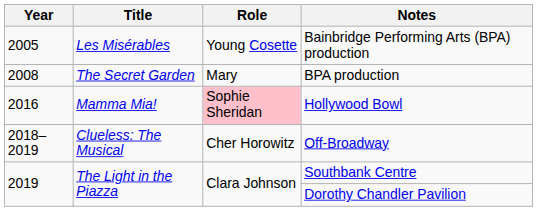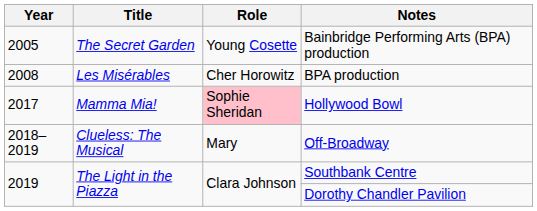(123, 45) Les Misérables -> (135, 45) The Secret Garden
(135, 75) The Secret Garden -> (123, 75) Les Misérables
(222, 75) Mary -> (250, 75) Cher Horowitz
(23, 105) 2016 -> (23, 105) 2017
(250, 142) Cher Horowitz -> (222, 142) Mary
